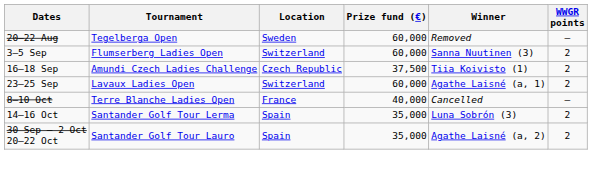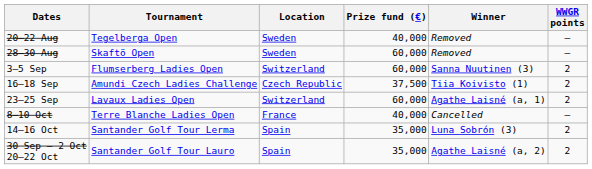(410, 39) 60,000 -> (410, 39) 40,000
+ row: (32, 54)
